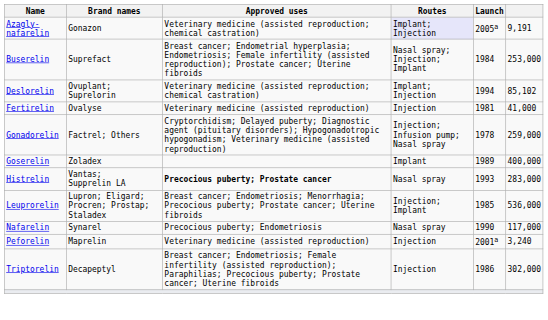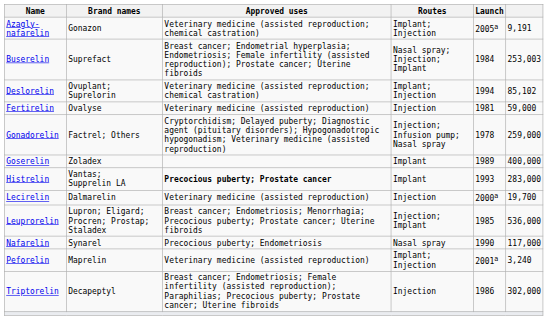(415, 28) lavender background -> (415, 28) no background
(524, 59) 253,000 -> (524, 59) 253,003
(522, 108) 41,000 -> (522, 108) 59,000
(419, 179) Nasal spray -> (410, 179) Implant
+ row: (28, 198)
(415, 242) Injection -> (415, 260) Implant; Injection
